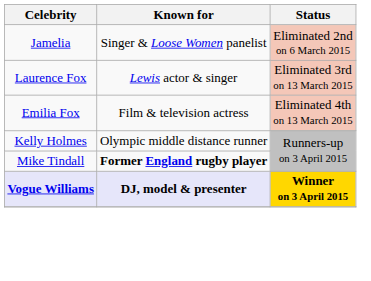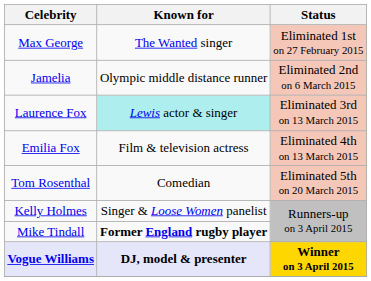+ row: (51, 42)
(184, 42) Singer & Loose Women panelist -> (184, 77) Olympic middle distance runner
(184, 77) no background -> (184, 112) paleturquoise background
+ row: (51, 183)
(184, 140) Olympic middle distance runner -> (184, 210) Singer & Loose Women panelist
